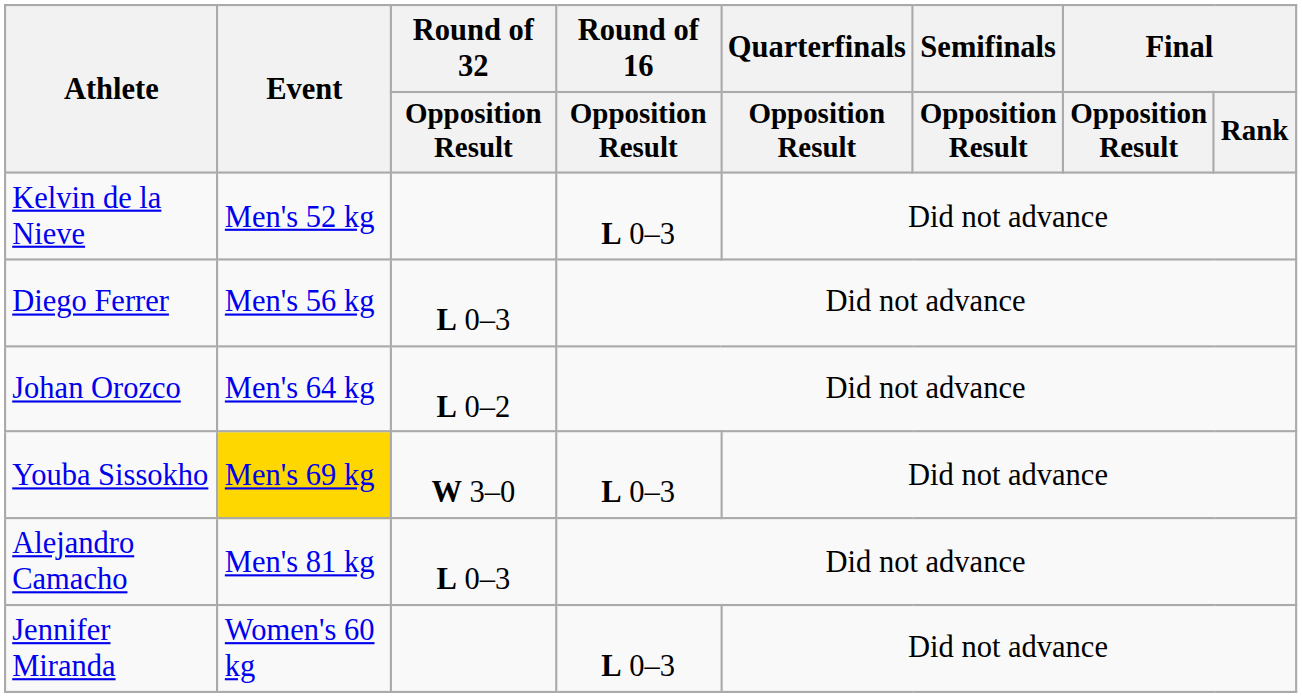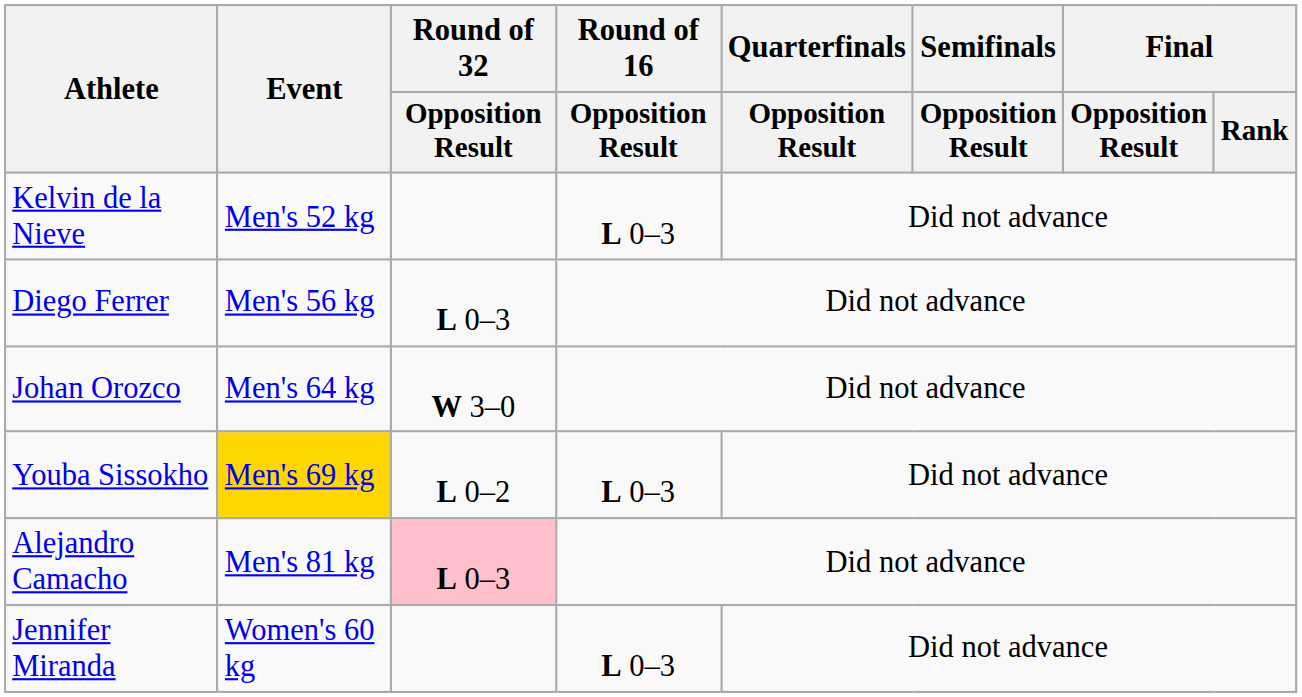(473, 406) L 0–2 -> (473, 406) W 3–0
(473, 493) W 3–0 -> (473, 493) L 0–2
(473, 579) no background -> (473, 579) pink background
